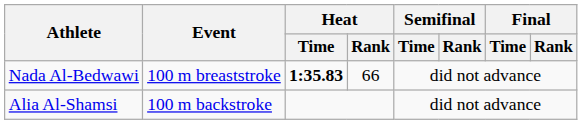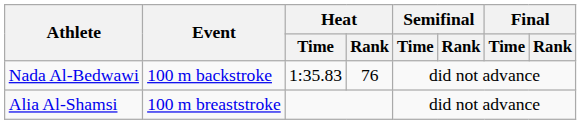(214, 75) 100 m breaststroke -> (210, 75) 100 m backstroke
(316, 75) bold -> (316, 75) normal
(371, 75) 66 -> (370, 75) 76
(210, 104) 100 m backstroke -> (214, 104) 100 m breaststroke
